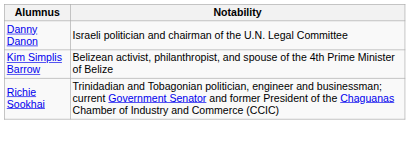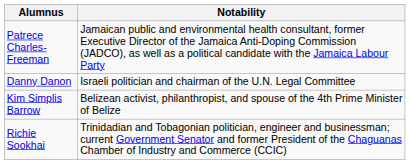+ row: (28, 47)
